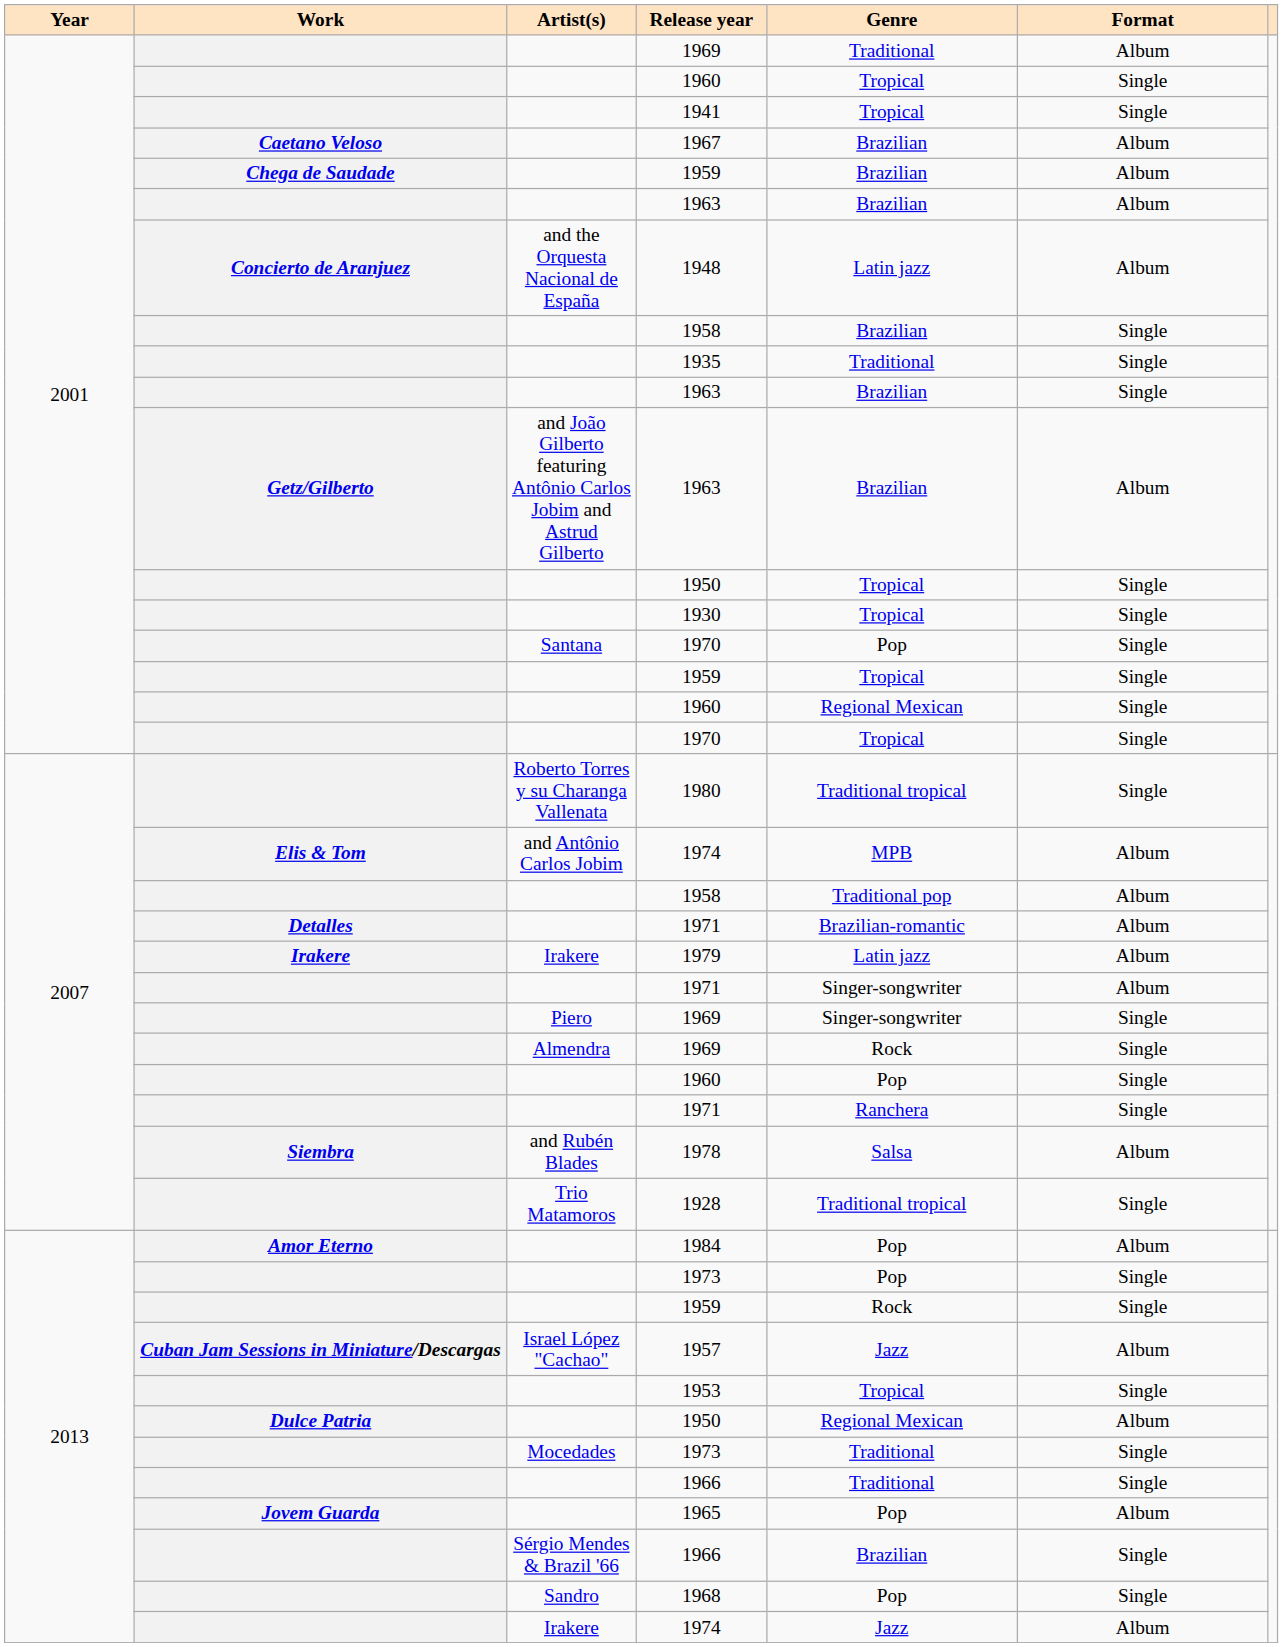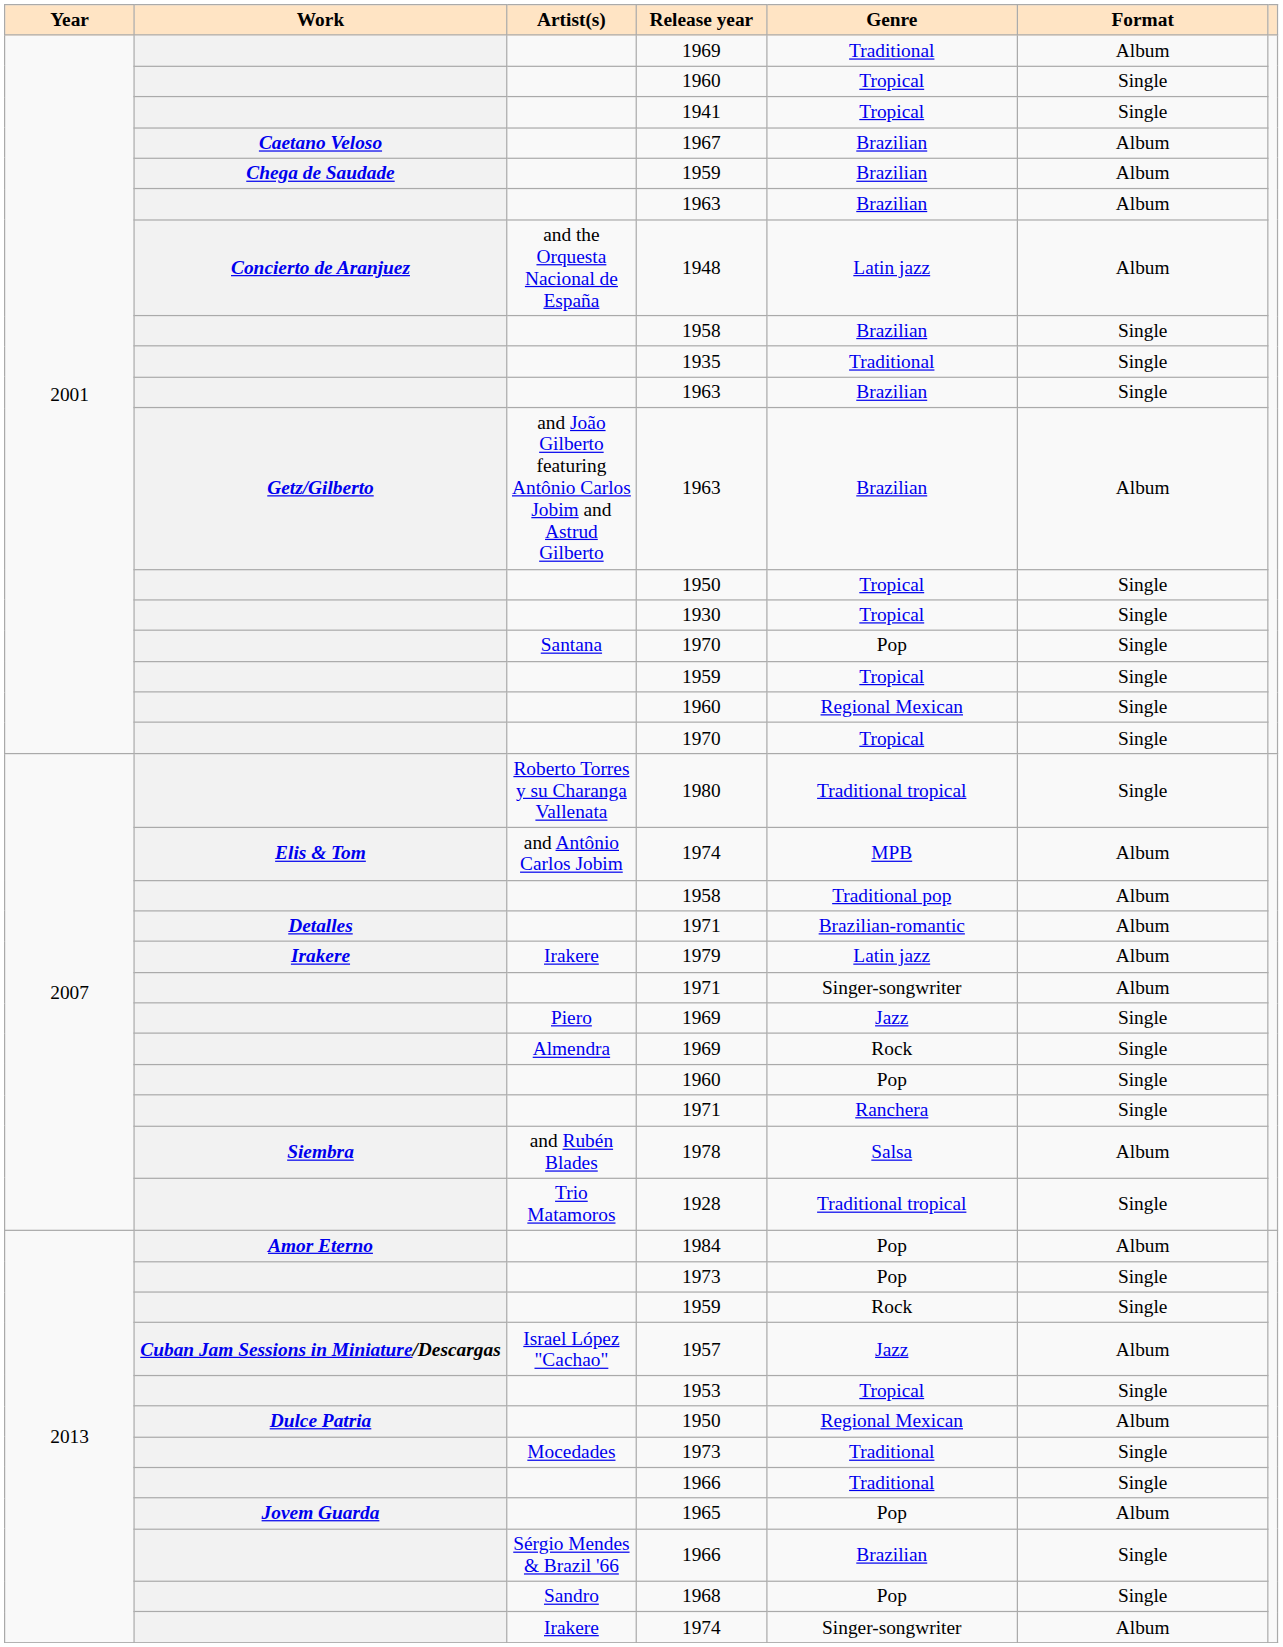(892, 1018) Singer-songwriter -> (892, 1018) Jazz
(892, 1627) Jazz -> (892, 1627) Singer-songwriter
